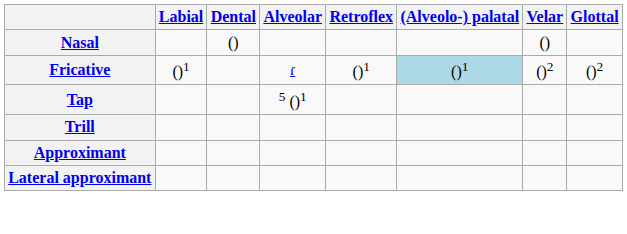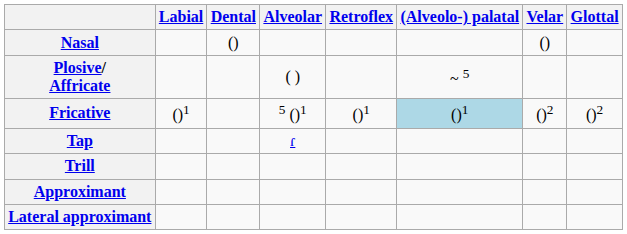+ row: (80, 76)
(293, 70) ɾ -> (293, 113) 5 ()1
(293, 99) 5 ()1 -> (293, 141) ɾ
